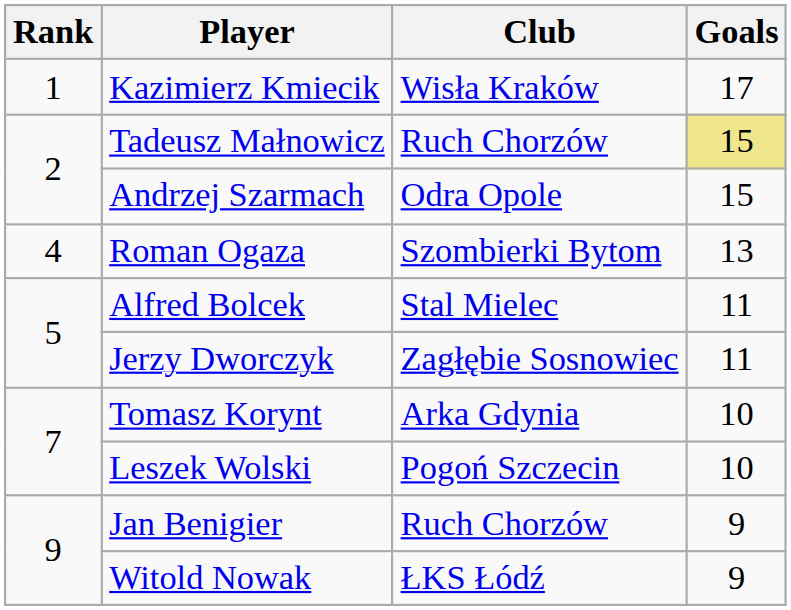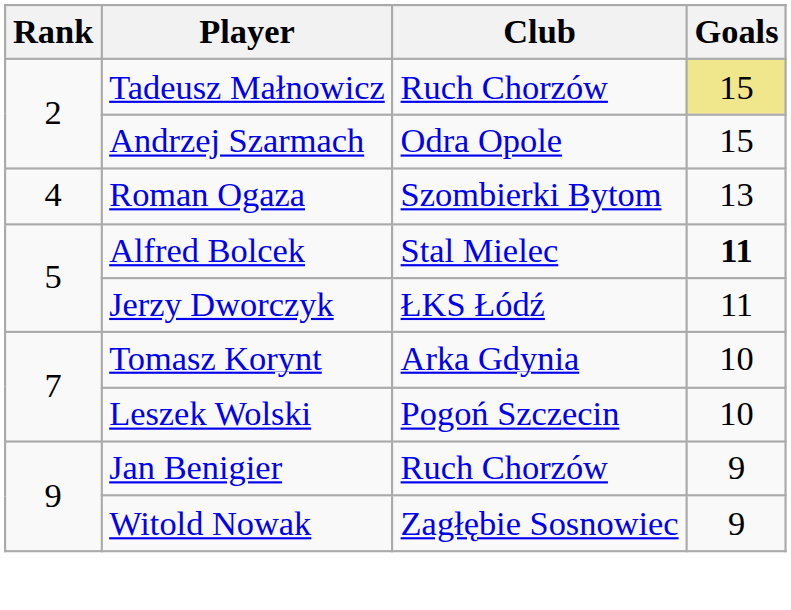- row: (244, 86)
(737, 304) normal -> (737, 250) bold
(540, 359) Zagłębie Sosnowiec -> (473, 304) ŁKS Łódź
(473, 577) ŁKS Łódź -> (540, 522) Zagłębie Sosnowiec
